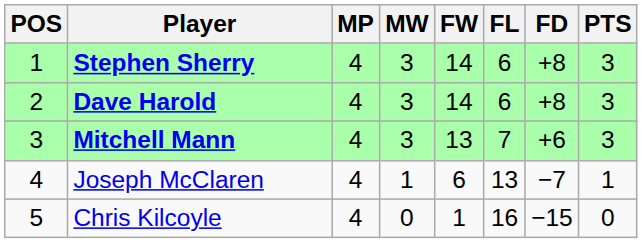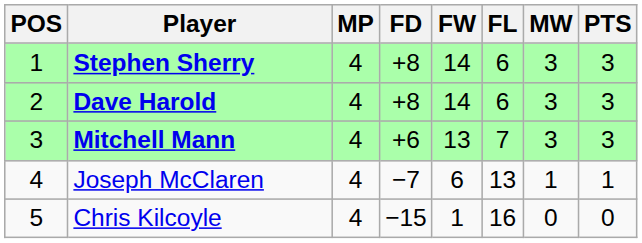columns swapped: (407, 23) <-> (552, 23)
